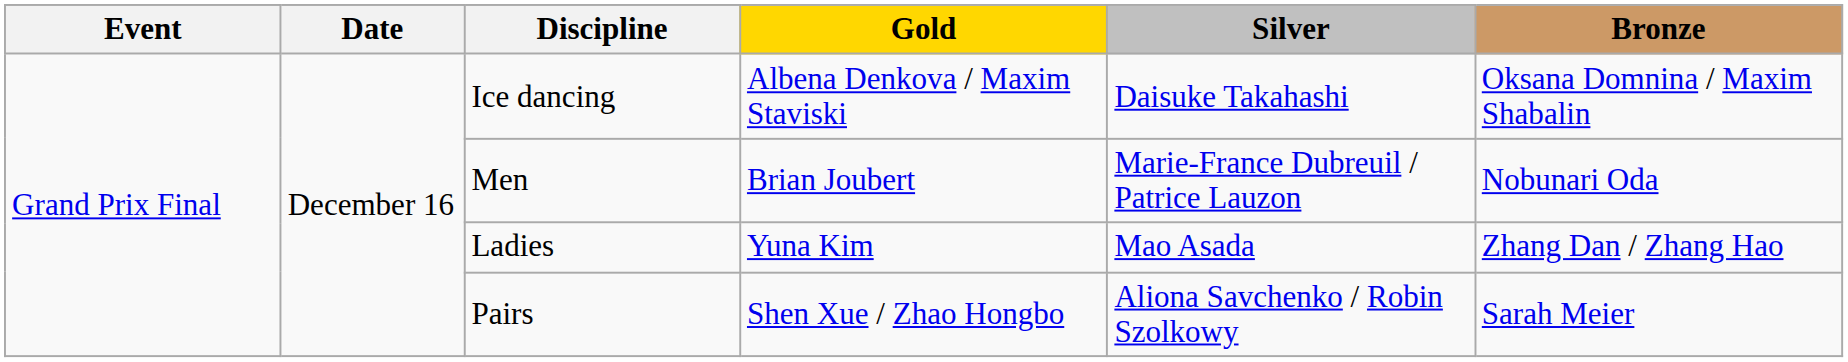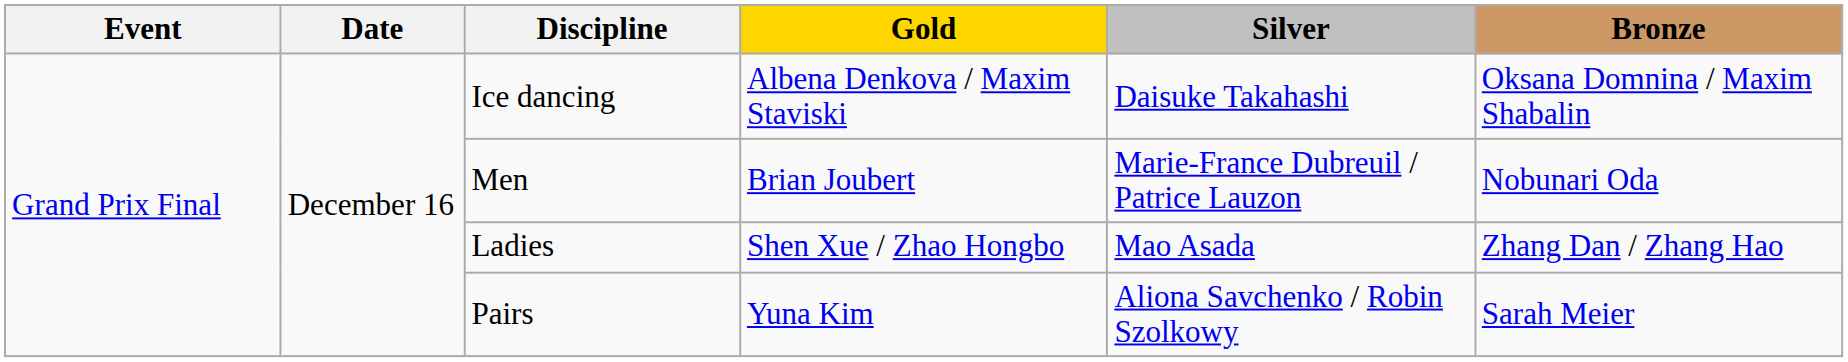(810, 246) Yuna Kim -> (906, 246) Shen Xue / Zhao Hongbo
(906, 313) Shen Xue / Zhao Hongbo -> (810, 313) Yuna Kim
